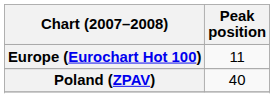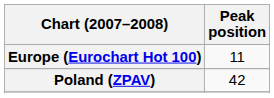(237, 80) 40 -> (237, 80) 42
